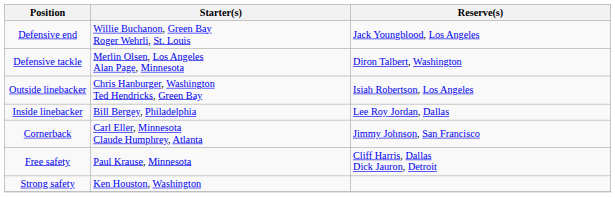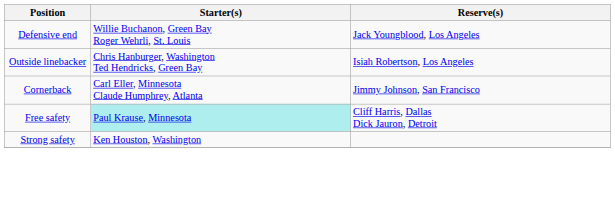- row: (48, 62)
- row: (48, 112)
(142, 161) no background -> (142, 117) paleturquoise background
